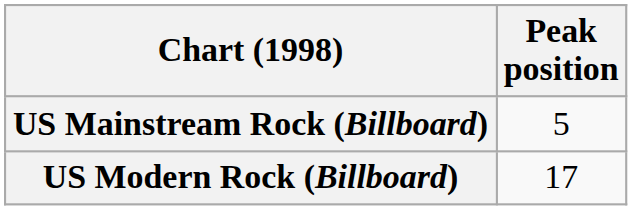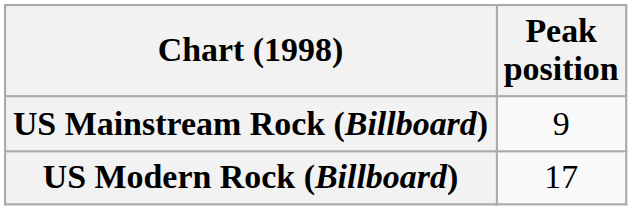(561, 123) 5 -> (561, 123) 9
